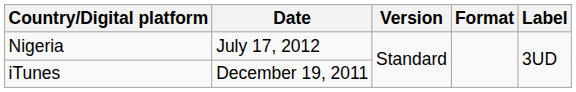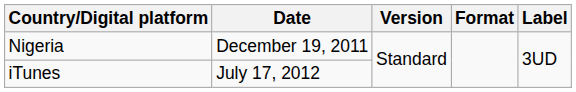(268, 45) July 17, 2012 -> (292, 45) December 19, 2011
(292, 73) December 19, 2011 -> (268, 73) July 17, 2012
